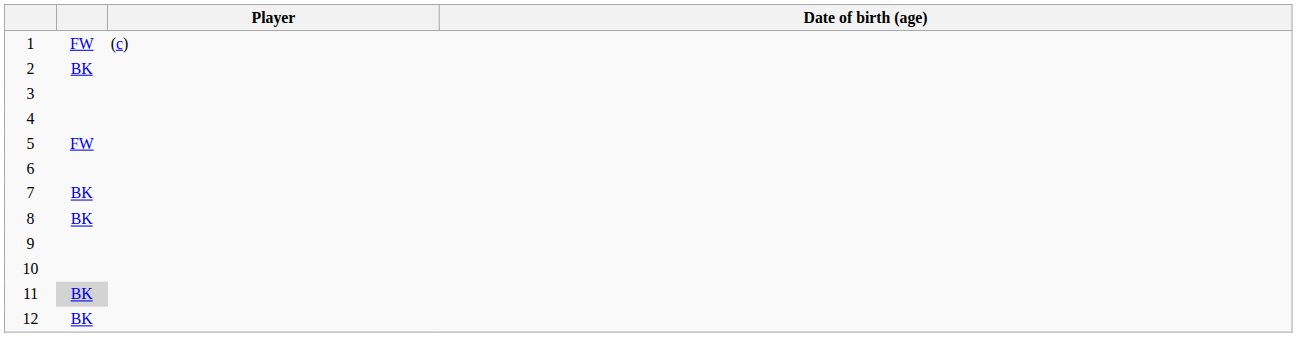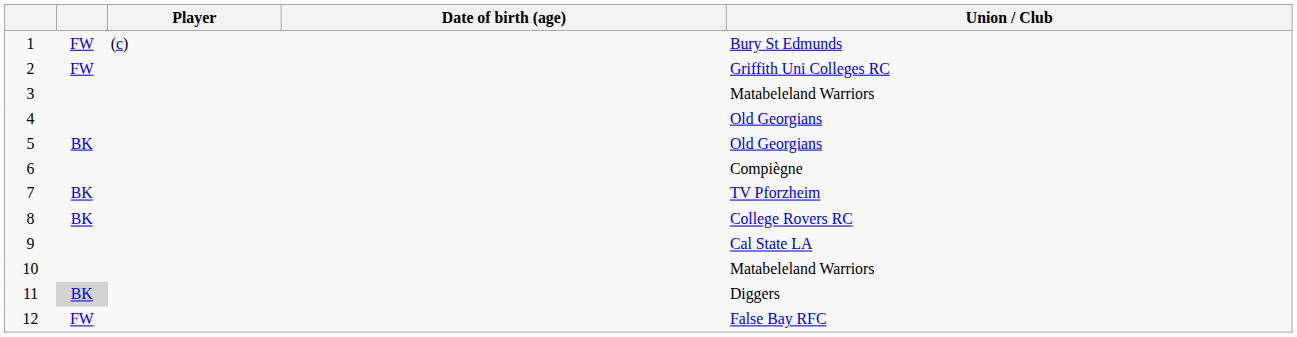+ column: (1009, 17)
(82, 68) BK -> (82, 68) FW
(82, 143) FW -> (82, 143) BK
(82, 319) BK -> (82, 319) FW
